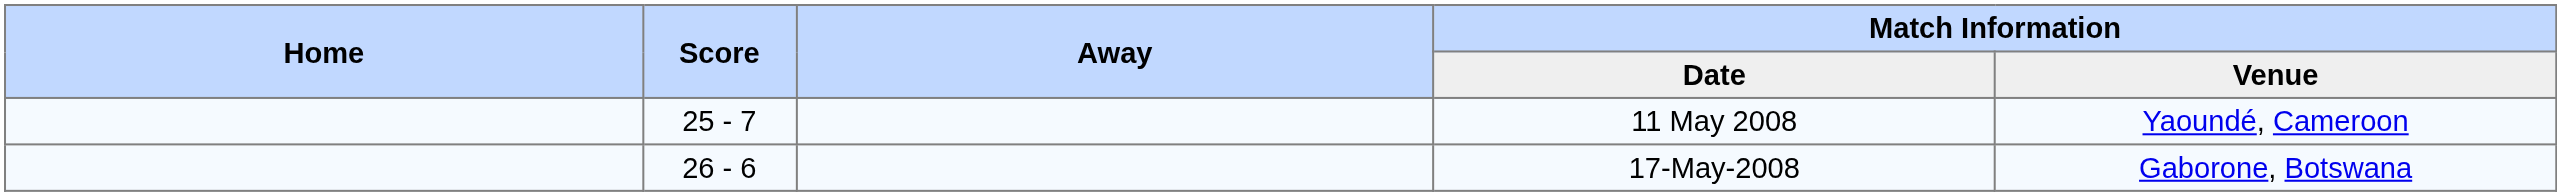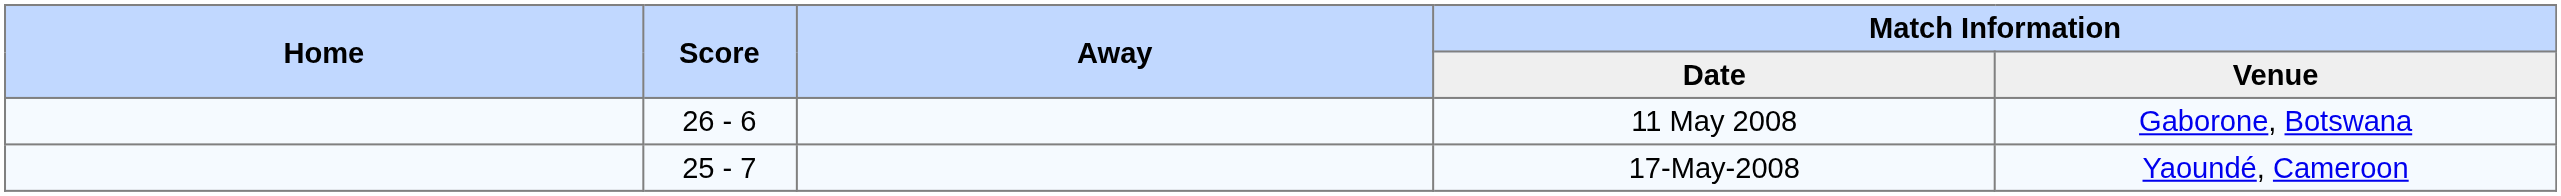(719, 121) 25 - 7 -> (719, 121) 26 - 6
(2276, 121) Yaoundé, Cameroon -> (2276, 121) Gaborone, Botswana
(719, 168) 26 - 6 -> (719, 168) 25 - 7
(2276, 168) Gaborone, Botswana -> (2276, 168) Yaoundé, Cameroon
